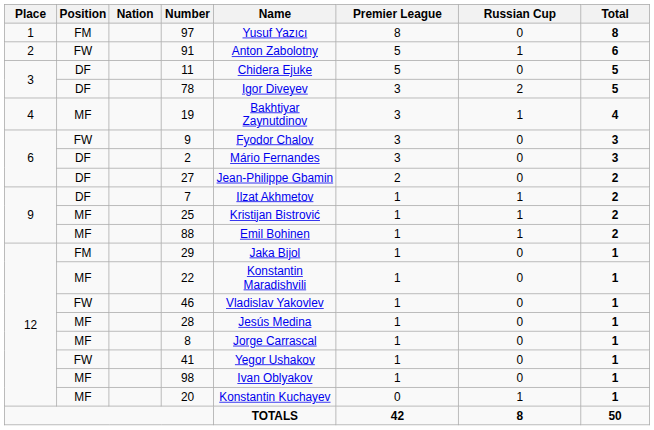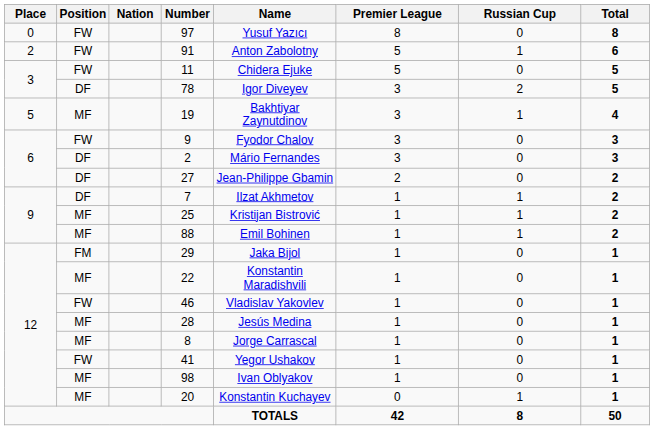(31, 33) 1 -> (31, 33) 0
(83, 33) FM -> (83, 33) FW
(83, 70) DF -> (83, 70) FW
(31, 114) 4 -> (31, 114) 5
